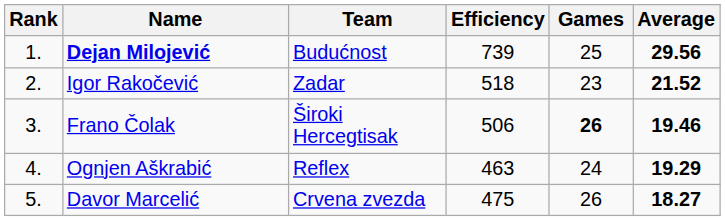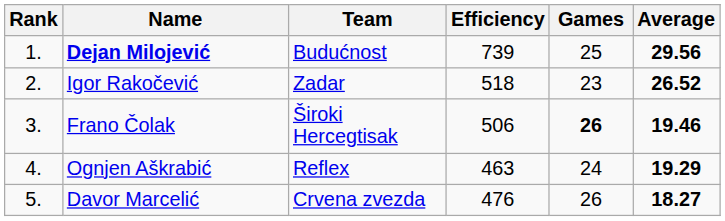(676, 83) 21.52 -> (676, 83) 26.52
(498, 199) 475 -> (498, 199) 476
